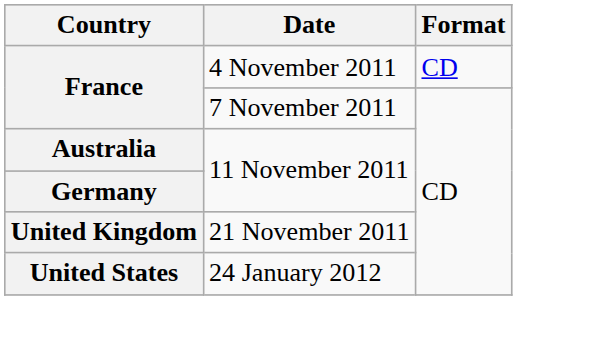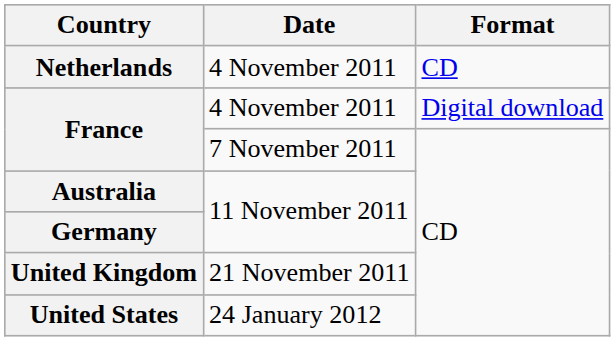+ row: (104, 66)
(440, 66) CD -> (512, 107) Digital download
